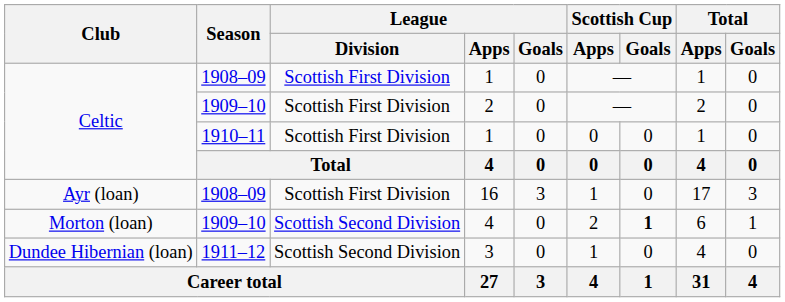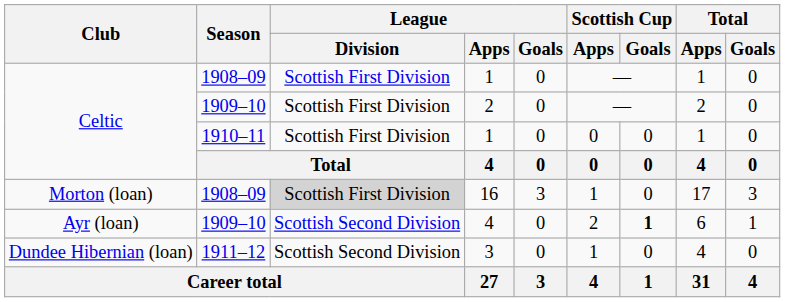(101, 194) Ayr (loan) -> (101, 194) Morton (loan)
(367, 194) no background -> (367, 194) lightgrey background
(101, 223) Morton (loan) -> (101, 223) Ayr (loan)
